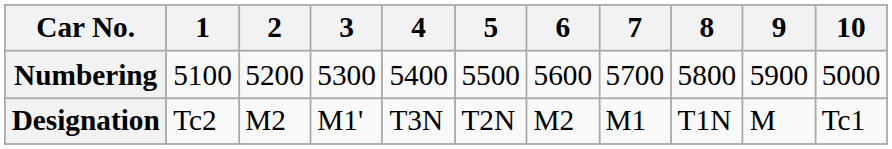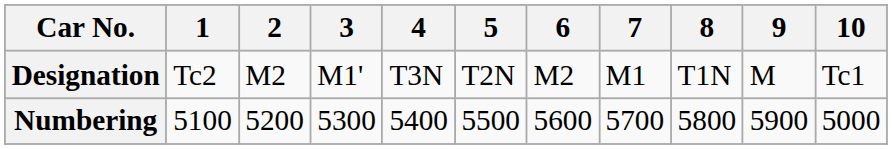rows swapped: (86, 120) <-> (86, 74)
